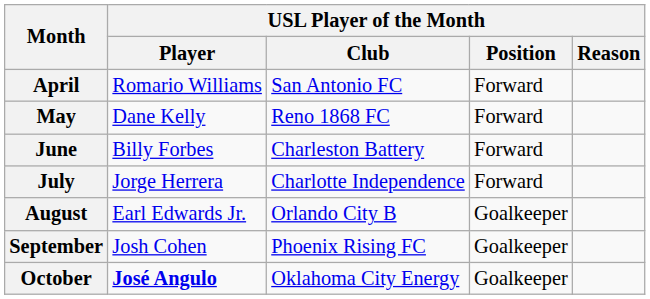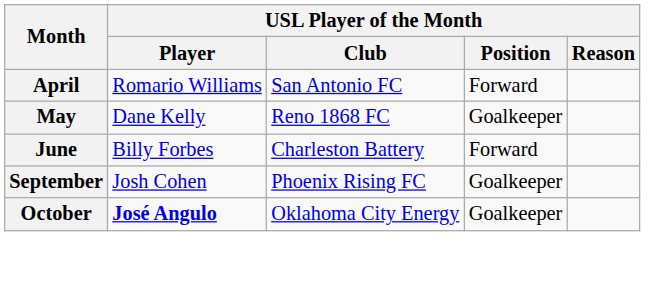(509, 117) Forward -> (516, 117) Goalkeeper
- row: (56, 181)
- row: (56, 213)
